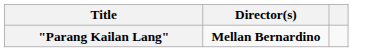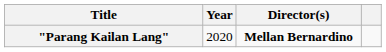+ column: (219, 15)
